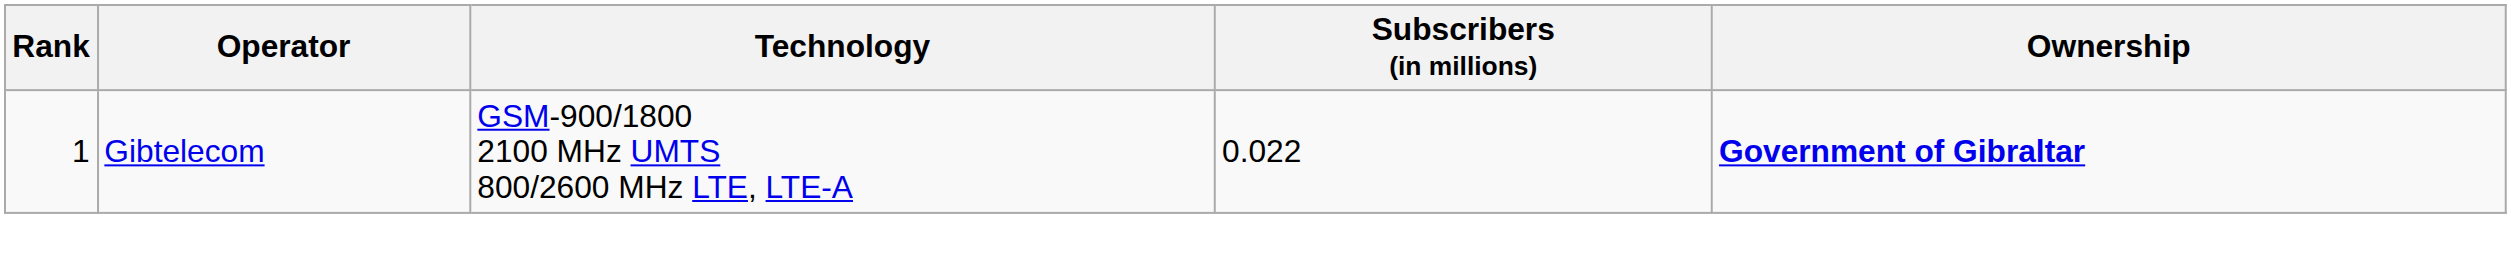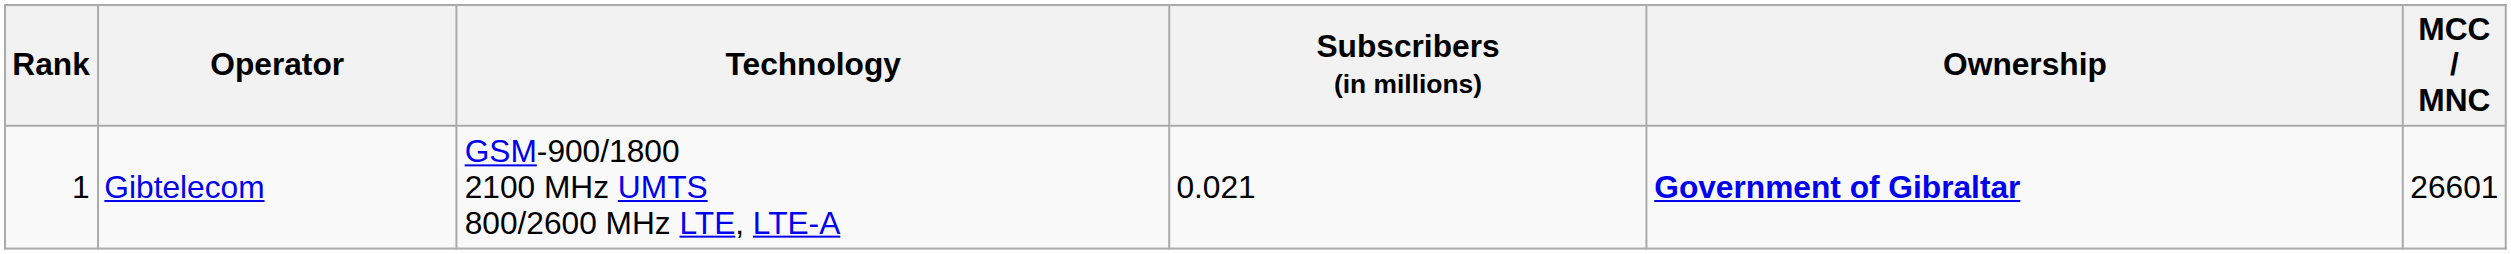+ column: (2454, 65)
(1262, 151) 0.022 -> (1216, 186) 0.021
